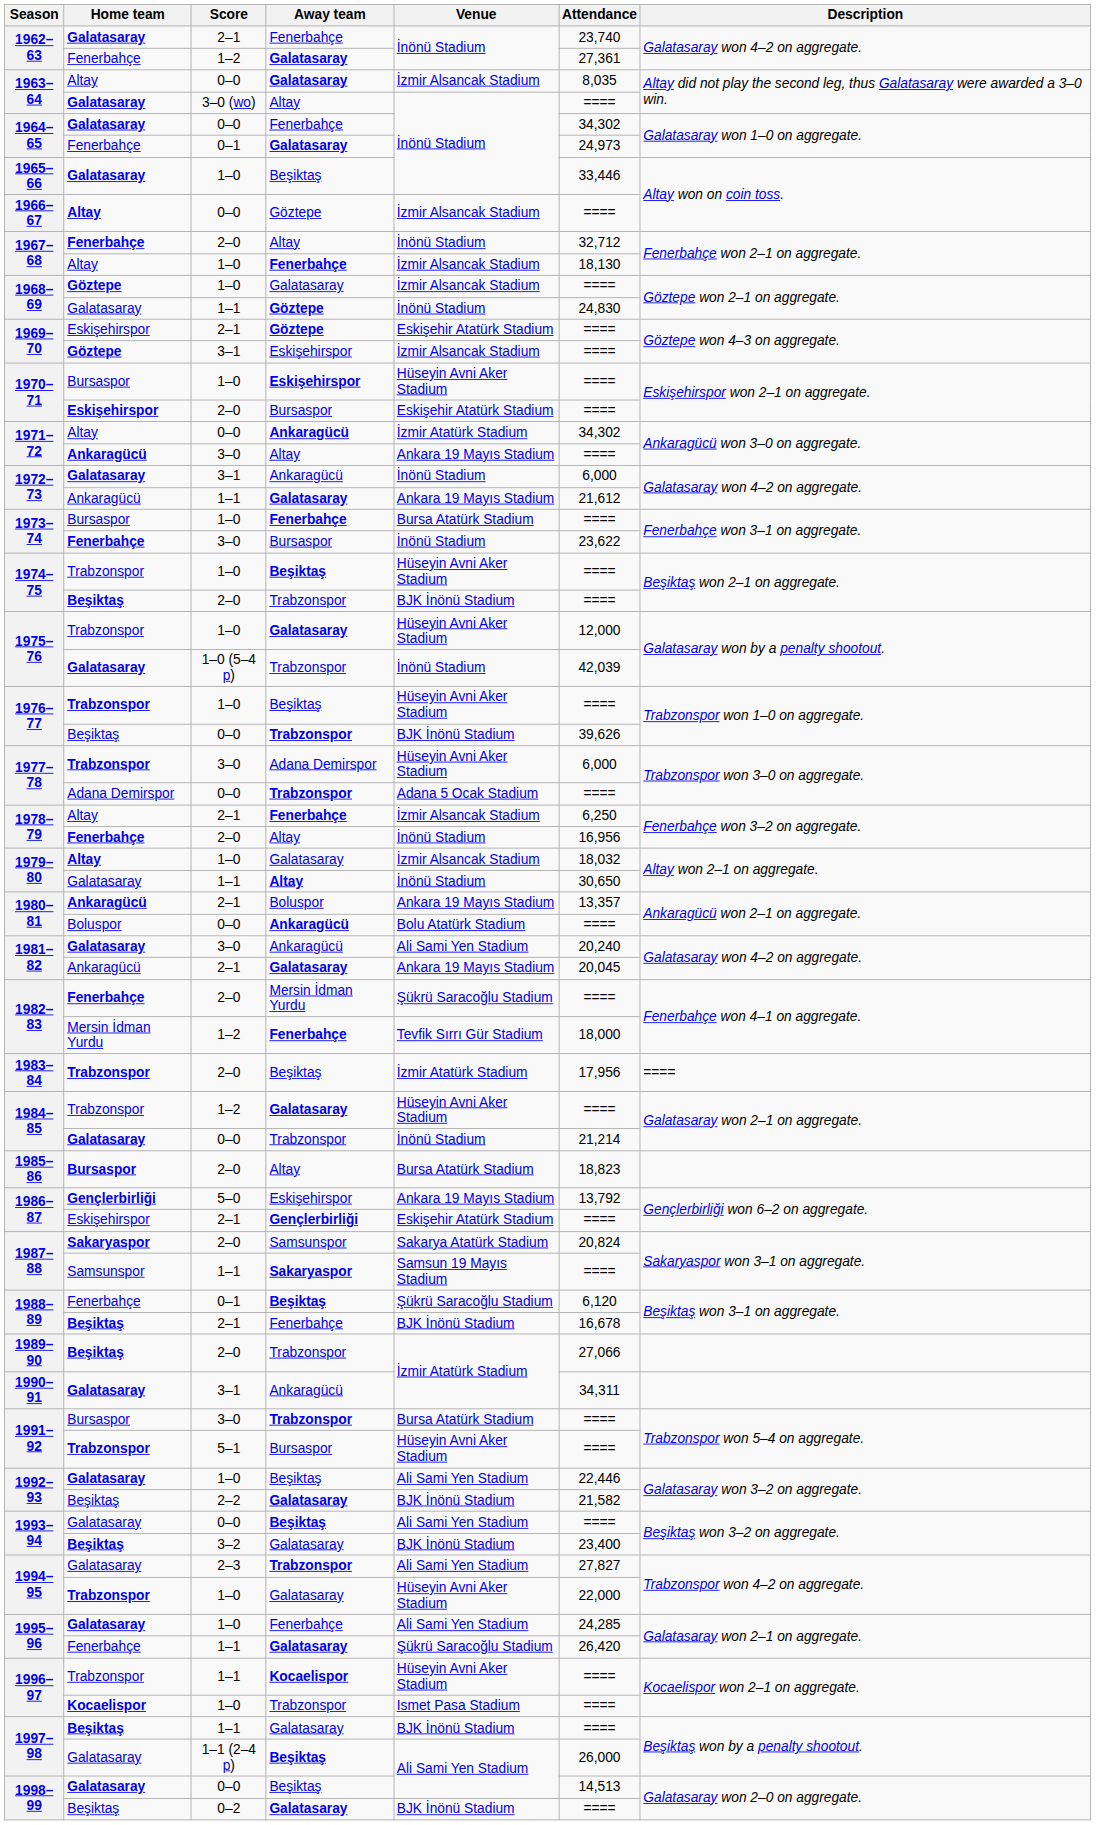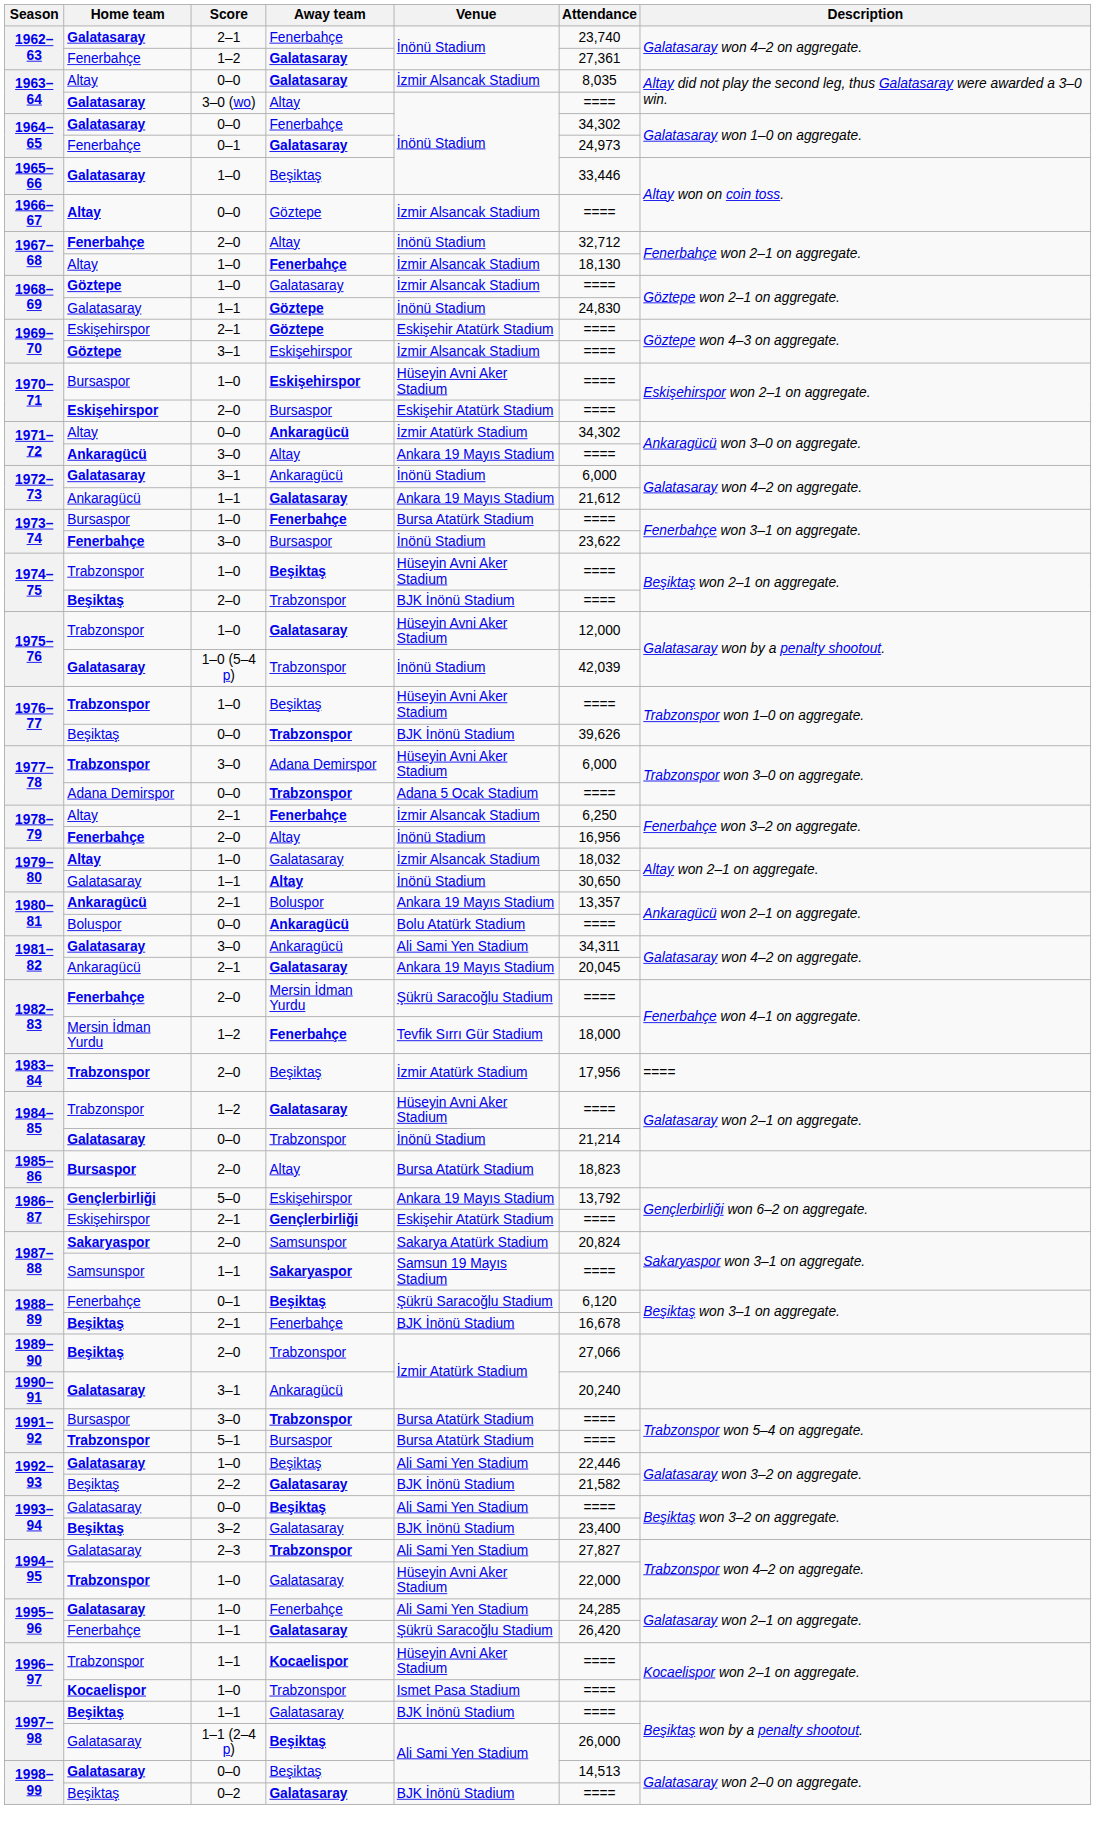(599, 946) 20,240 -> (599, 946) 34,311
(599, 1390) 34,311 -> (599, 1390) 20,240
(452, 1449) Hüseyin Avni Aker Stadium -> (465, 1441) Bursa Atatürk Stadium
